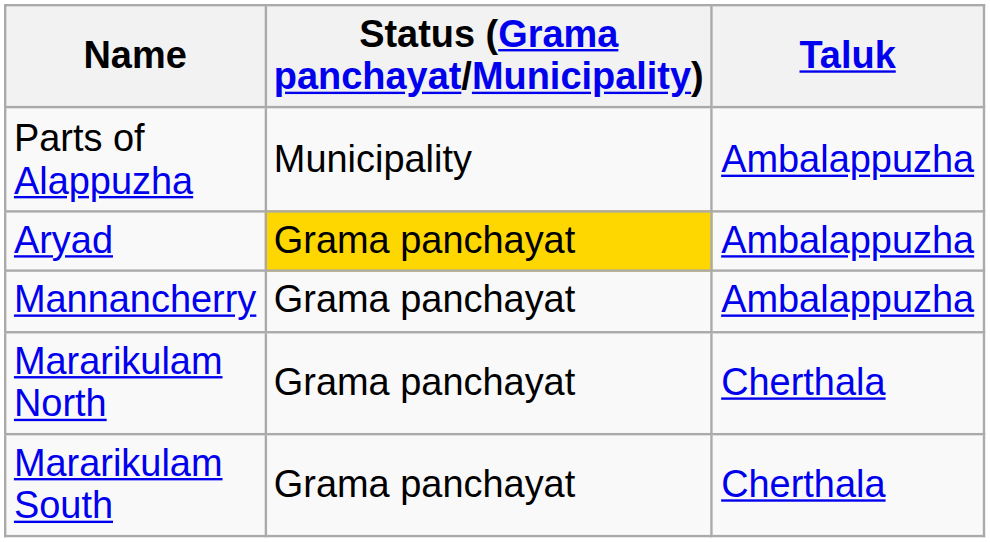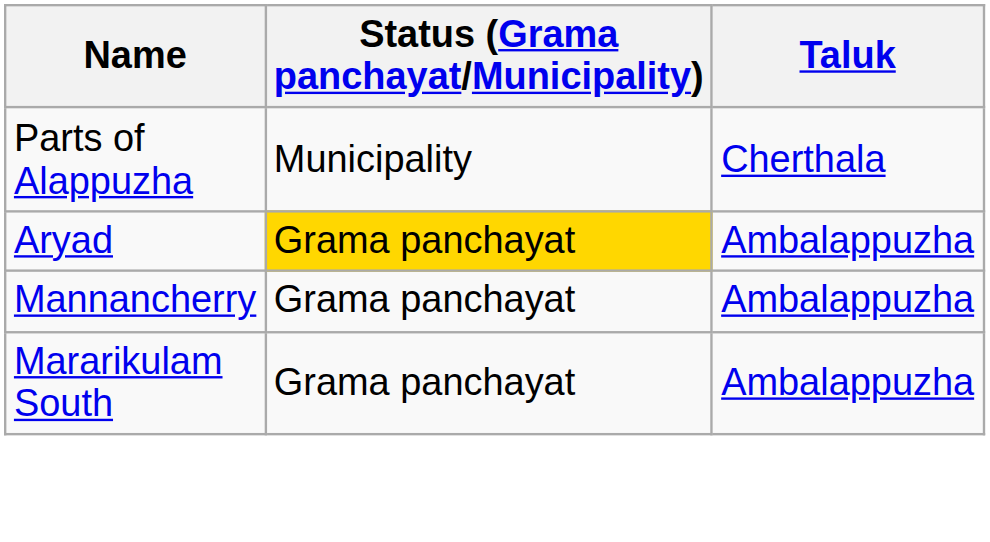(848, 158) Ambalappuzha -> (803, 158) Cherthala
- row: (118, 381)
(803, 484) Cherthala -> (848, 381) Ambalappuzha
